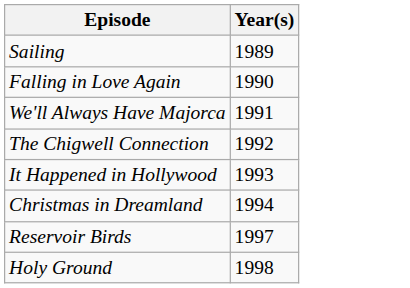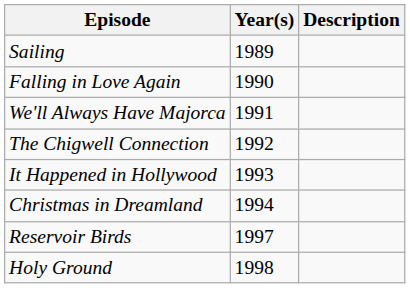+ column: (351, 19)
